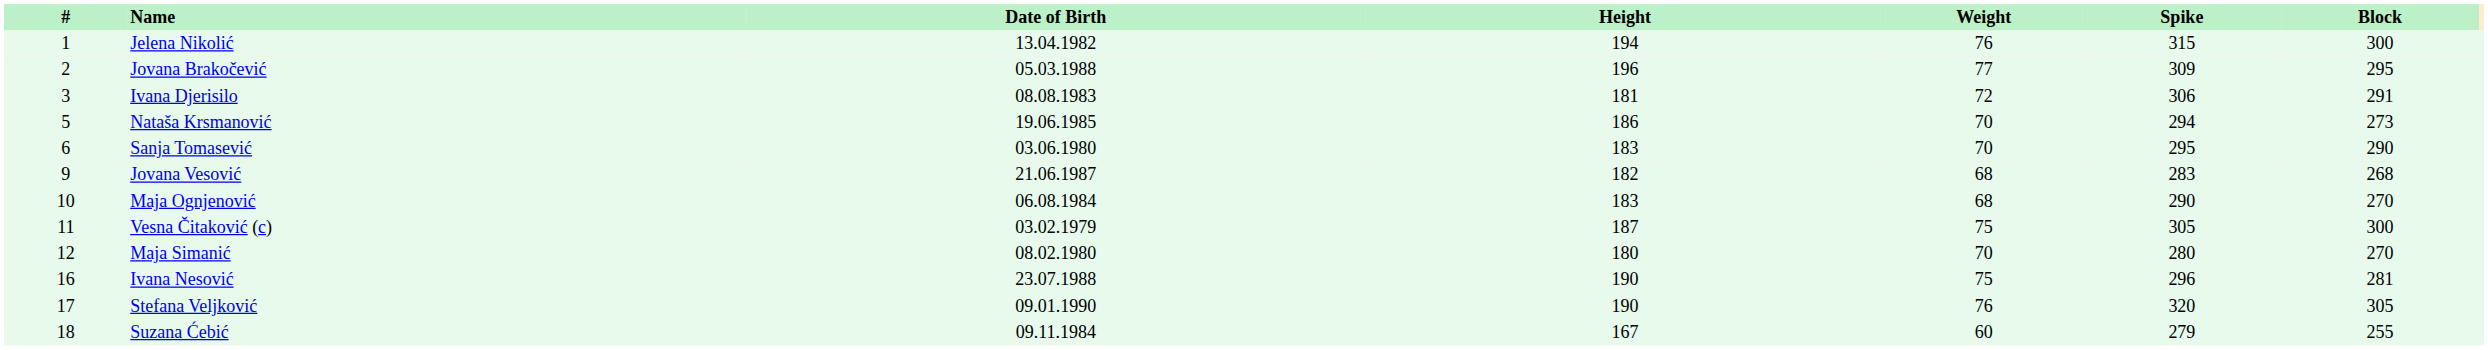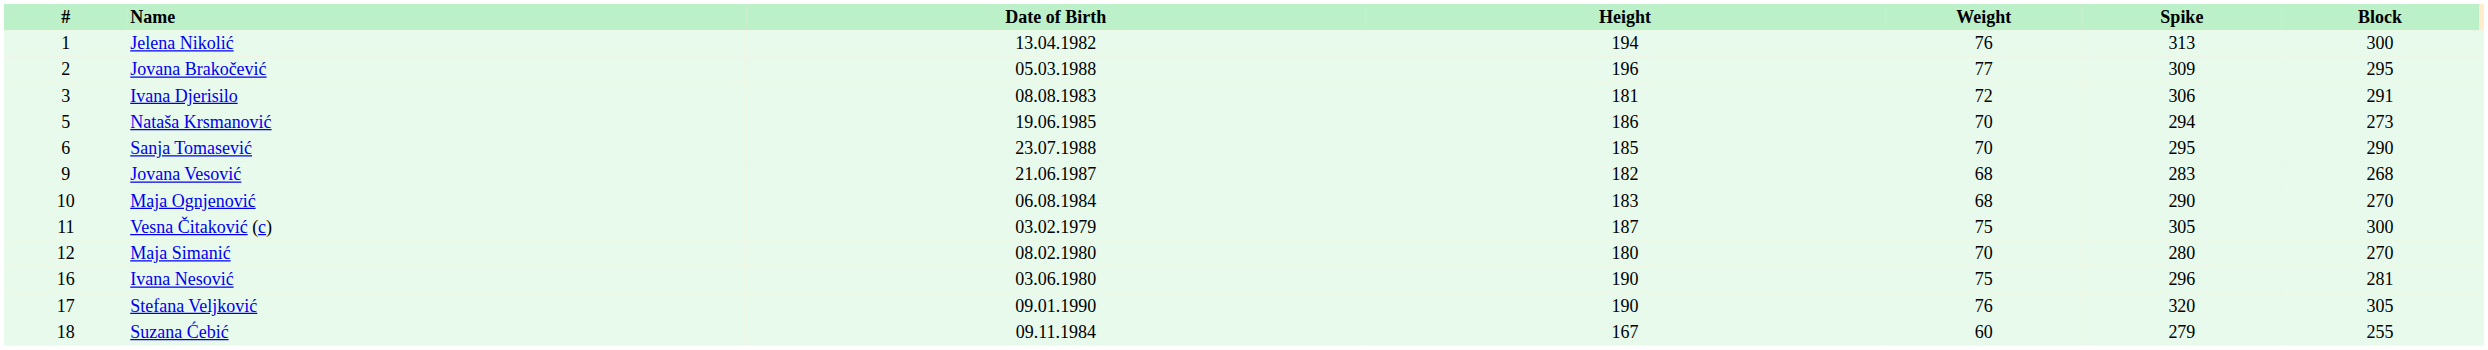(2182, 43) 315 -> (2182, 43) 313
(1056, 148) 03.06.1980 -> (1056, 148) 23.07.1988
(1625, 148) 183 -> (1625, 148) 185
(1056, 279) 23.07.1988 -> (1056, 279) 03.06.1980
